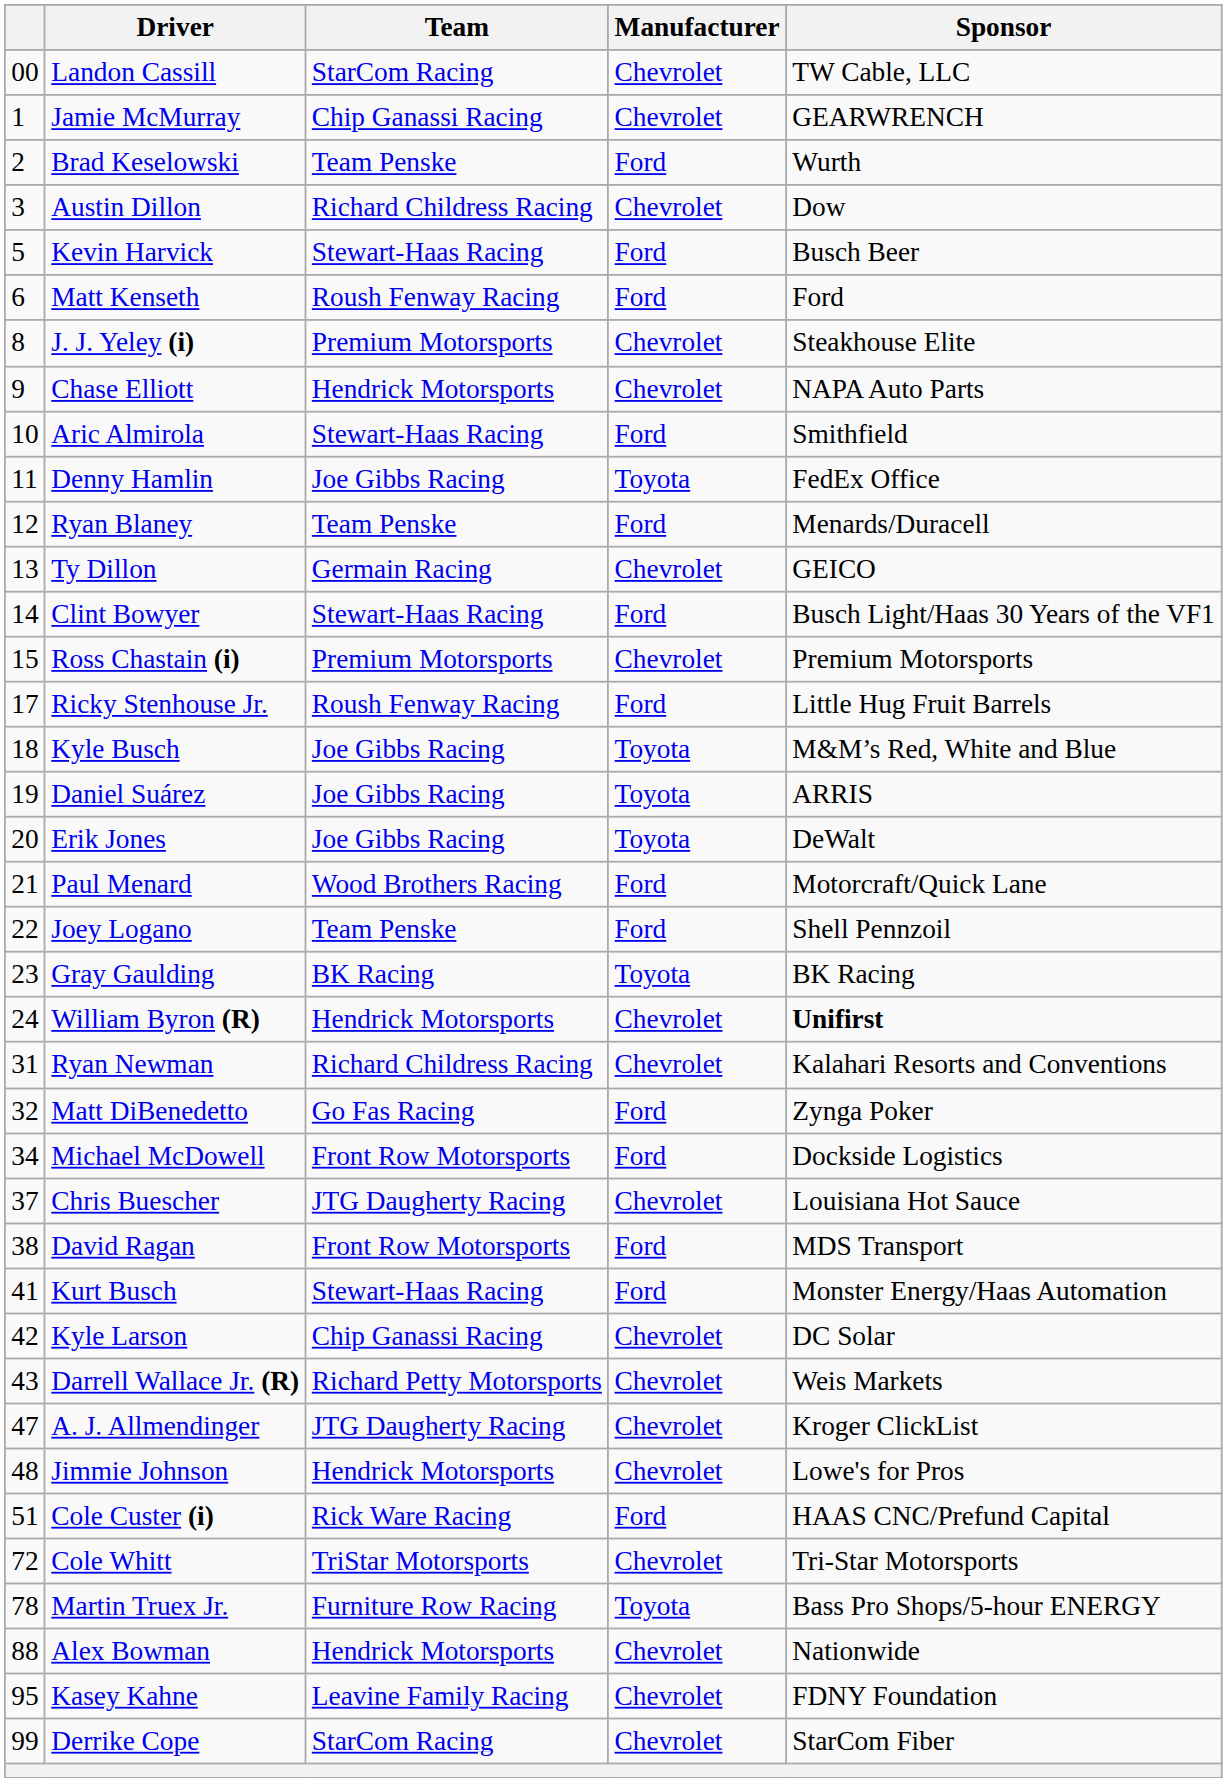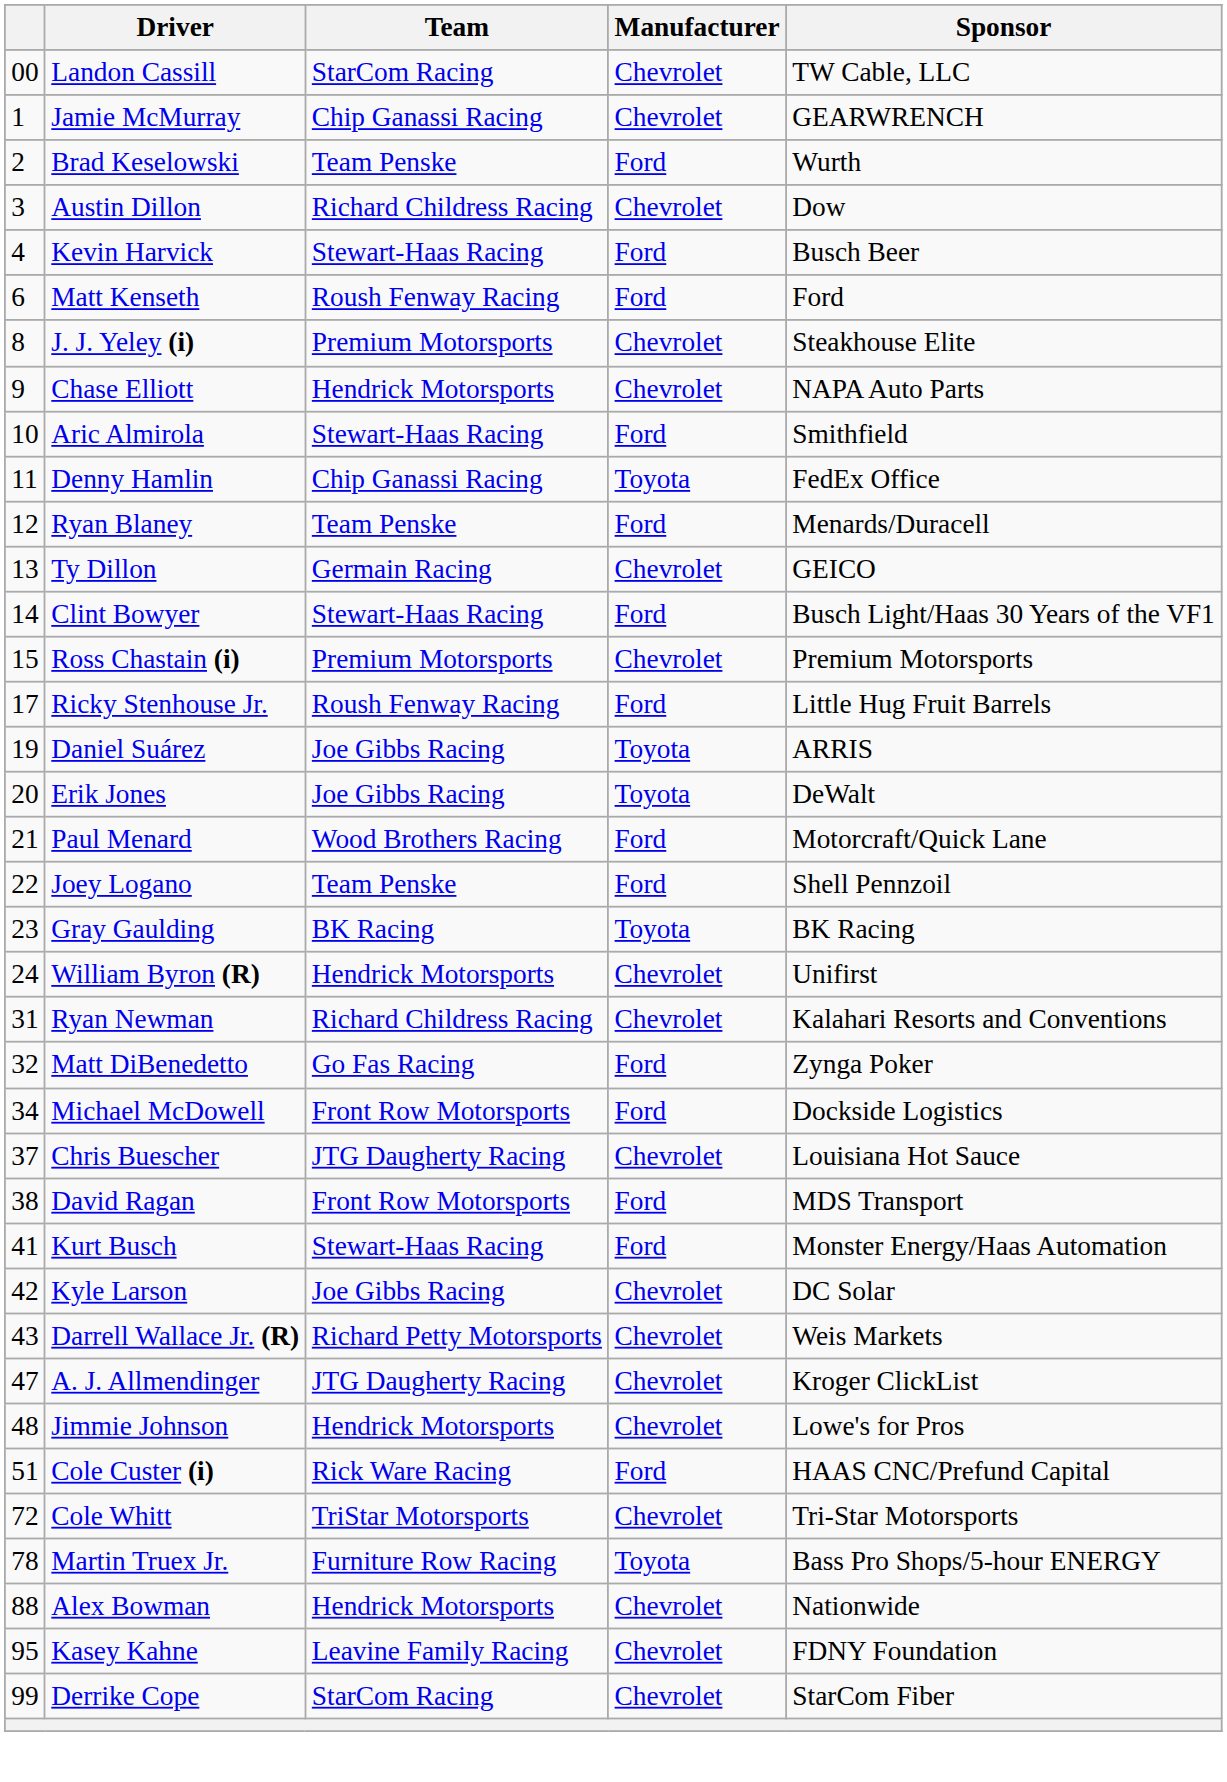(18, 252) 5 -> (18, 252) 4
(408, 478) Joe Gibbs Racing -> (427, 478) Chip Ganassi Racing
- row: (115, 749)
(838, 1019) bold -> (835, 974) normal
(427, 1335) Chip Ganassi Racing -> (408, 1290) Joe Gibbs Racing
